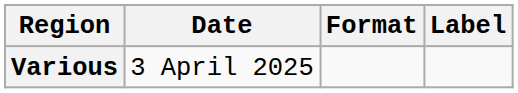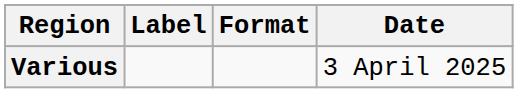columns swapped: (222, 26) <-> (468, 26)
